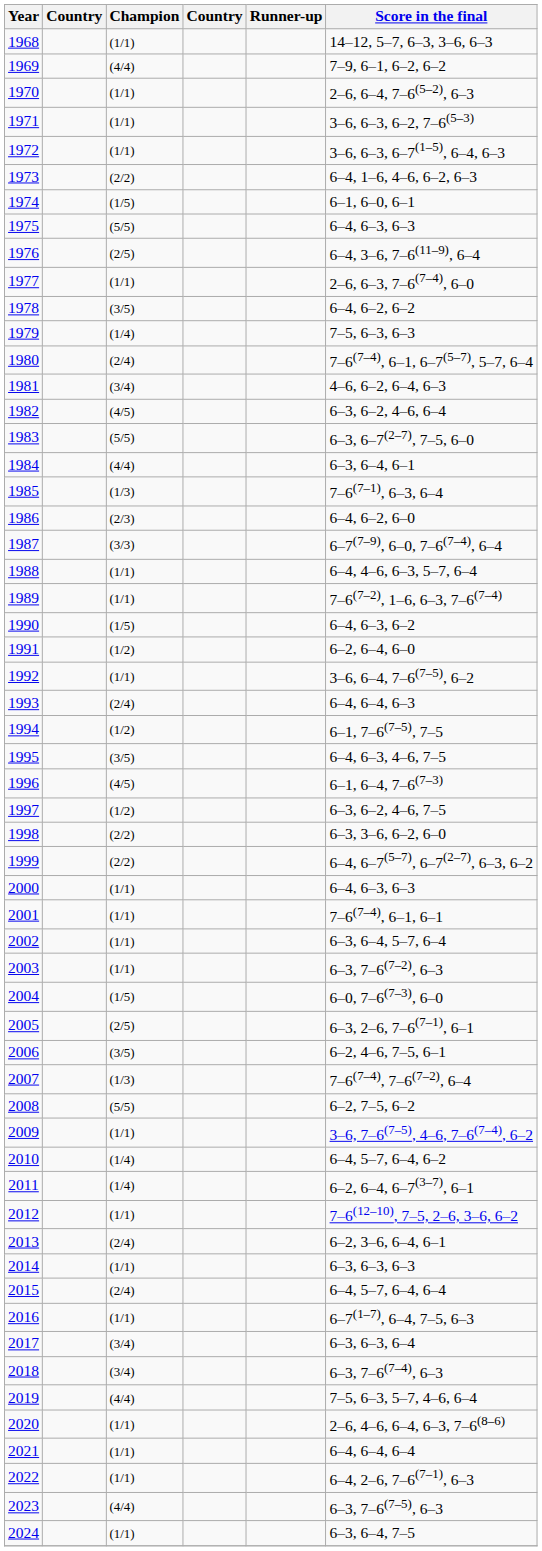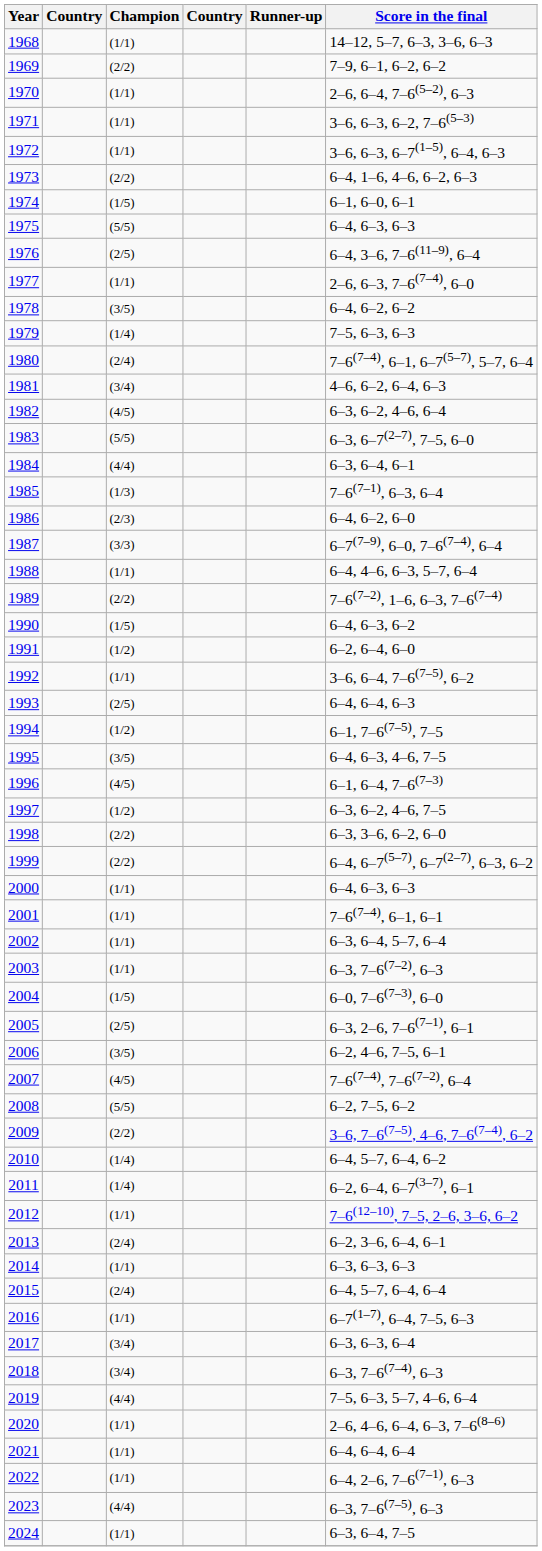(122, 67) (4/4) -> (122, 67) (2/2)
(122, 599) (1/1) -> (122, 599) (2/2)
(122, 703) (2/4) -> (122, 703) (2/5)
(122, 1079) (1/3) -> (122, 1079) (4/5)
(122, 1133) (1/1) -> (122, 1133) (2/2)
